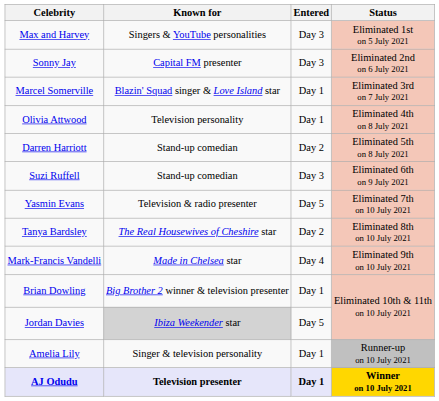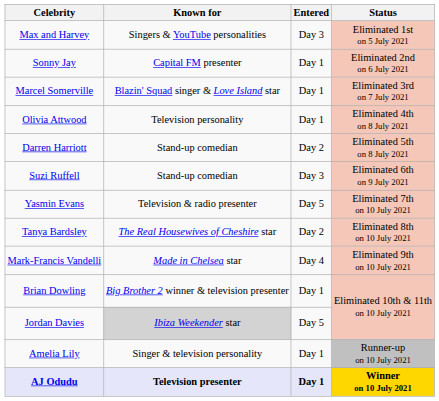(311, 63) Day 3 -> (311, 63) Day 1
